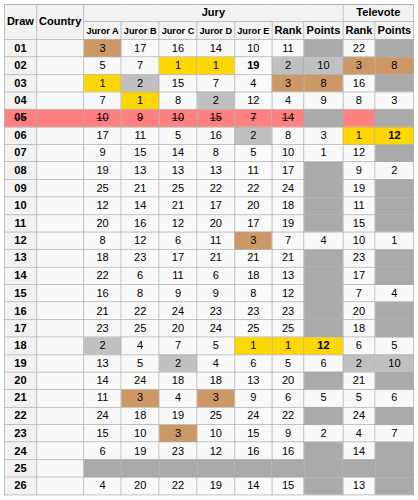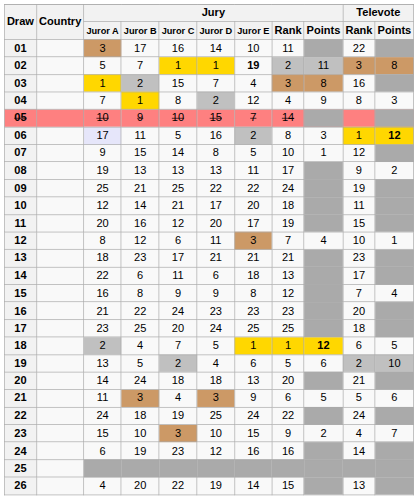(323, 65) 10 -> (323, 65) 11
(103, 135) no background -> (103, 135) lavender background
